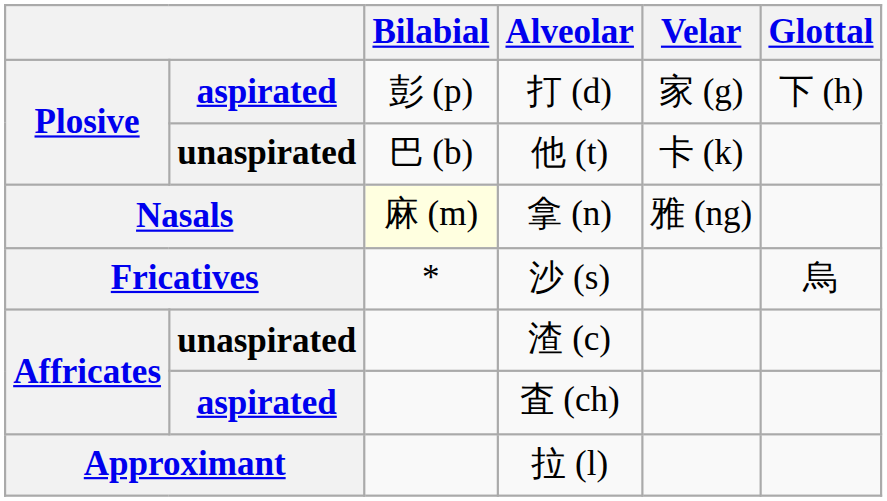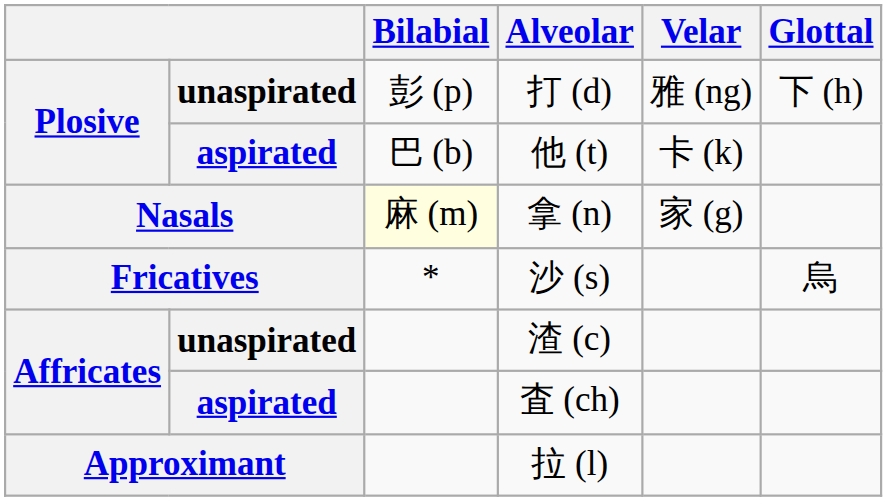(267, 91) aspirated -> (267, 91) unaspirated
(701, 90) 家 (g) -> (701, 90) 雅 (ng)
(267, 153) unaspirated -> (267, 153) aspirated
(701, 214) 雅 (ng) -> (701, 214) 家 (g)
